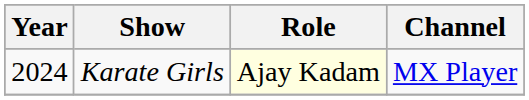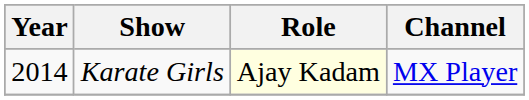(40, 71) 2024 -> (40, 71) 2014
